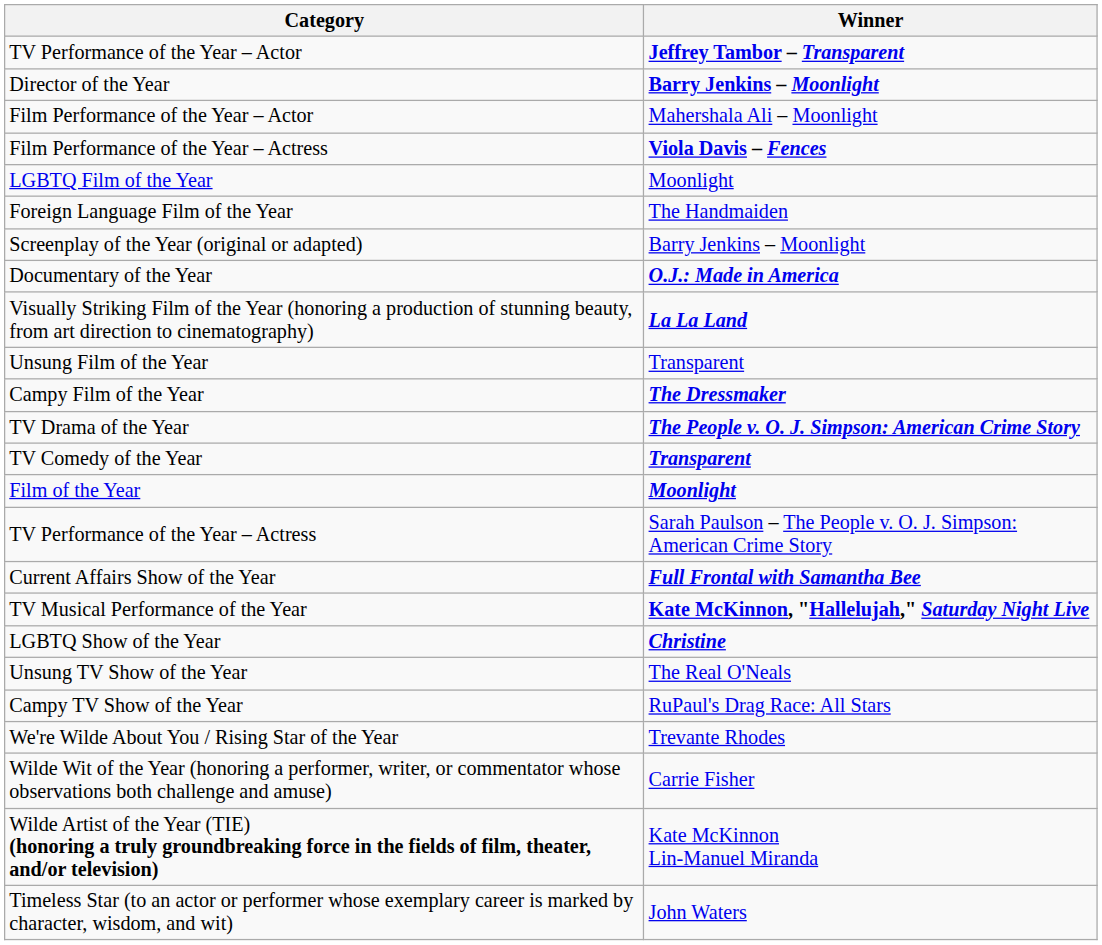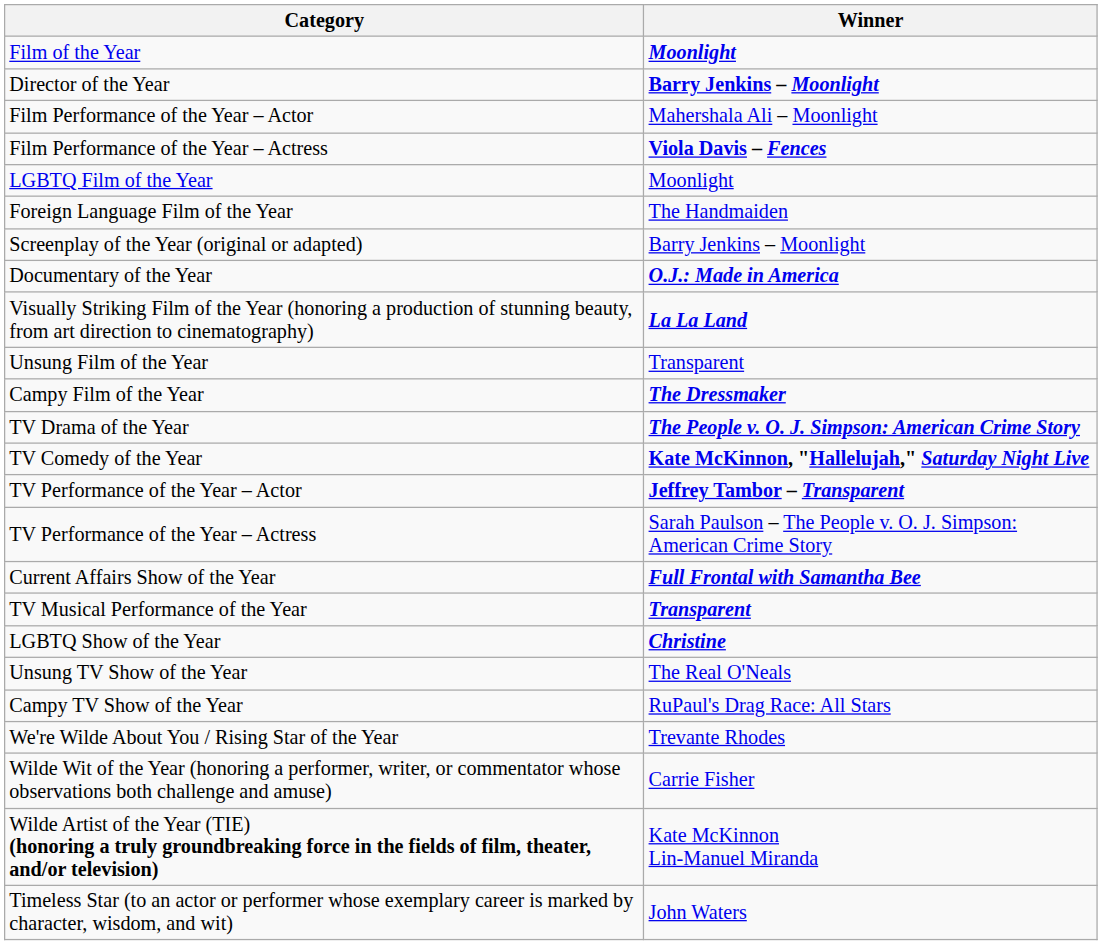rows swapped: (75, 490) <-> (155, 52)
(700, 458) Transparent -> (869, 458) Kate McKinnon, "Hallelujah," Saturday Night Live
(869, 609) Kate McKinnon, "Hallelujah," Saturday Night Live -> (700, 609) Transparent
